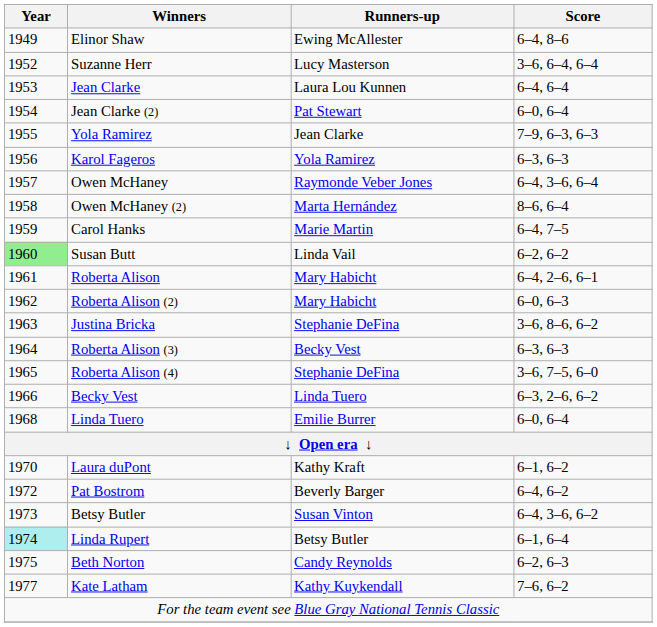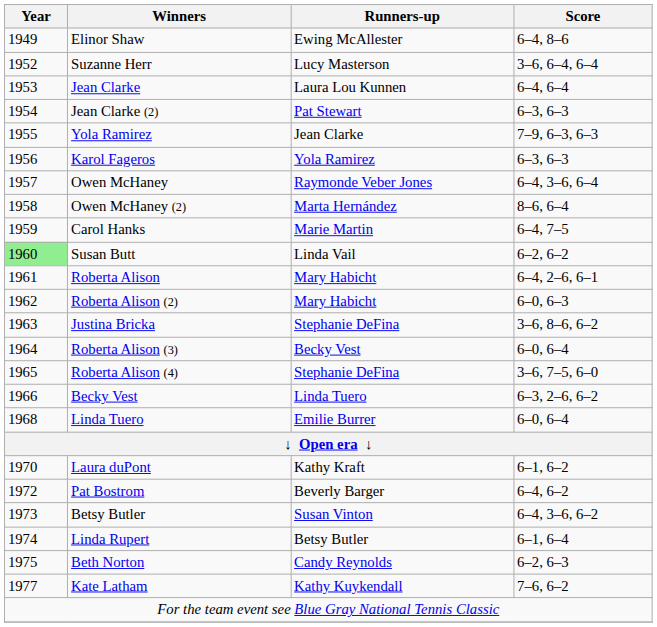(543, 110) 6–0, 6–4 -> (543, 110) 6–3, 6–3
(543, 348) 6–3, 6–3 -> (543, 348) 6–0, 6–4
(23, 538) paleturquoise background -> (23, 538) no background
